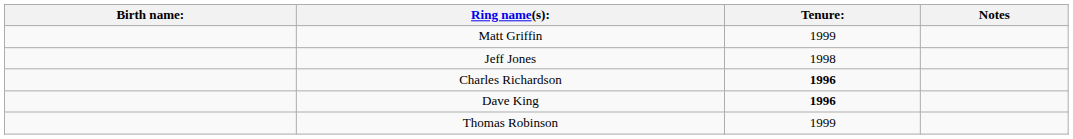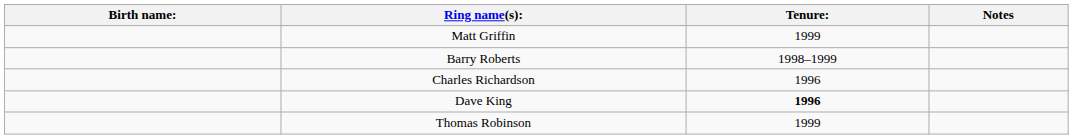- row: (510, 57)
+ row: (483, 57)
(823, 79) bold -> (807, 79) normal
